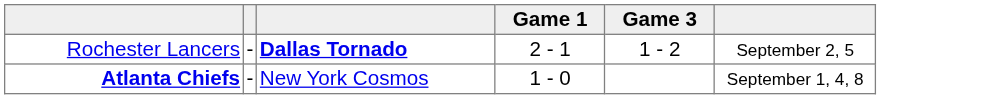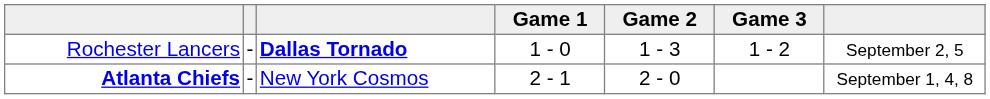+ column: (660, 19)
(550, 49) 2 - 1 -> (550, 49) 1 - 0
(550, 78) 1 - 0 -> (550, 78) 2 - 1
